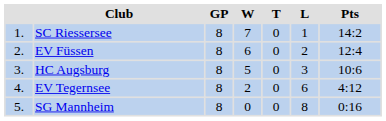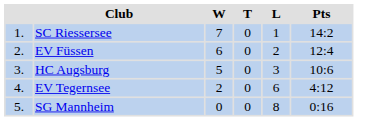- column: (219, 14)
